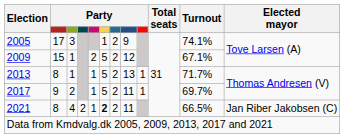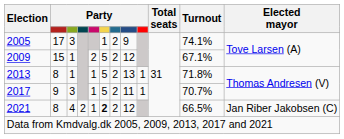(197, 74) 71.7% -> (197, 74) 71.8%
(72, 91) 2 -> (72, 91) 3
(197, 91) 69.7% -> (197, 91) 70.7%
(129, 108) 11 -> (129, 108) 12
